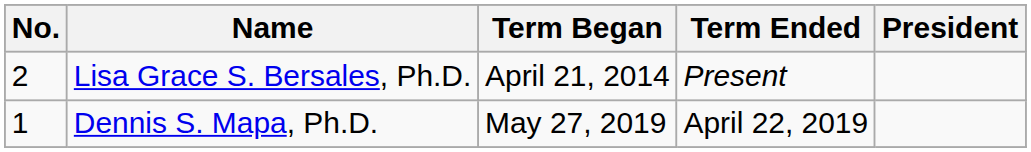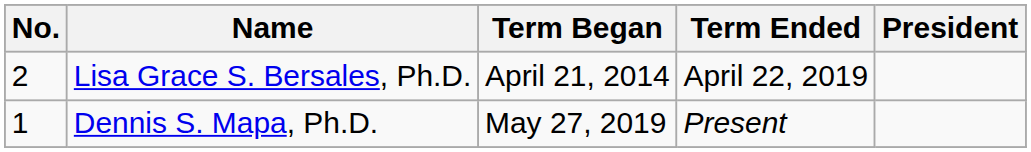(735, 75) Present -> (776, 75) April 22, 2019
(776, 123) April 22, 2019 -> (735, 123) Present
